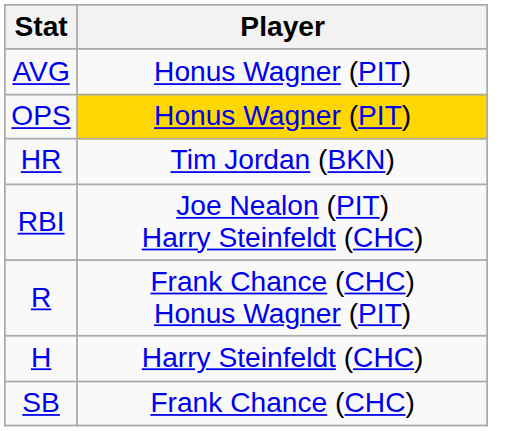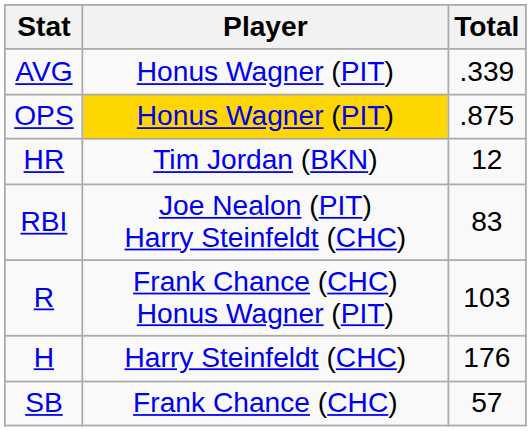+ column: (487, 26)
